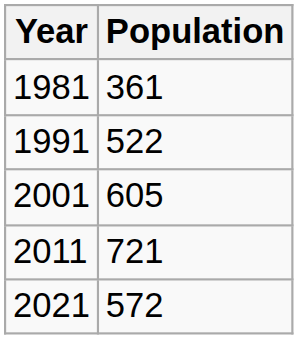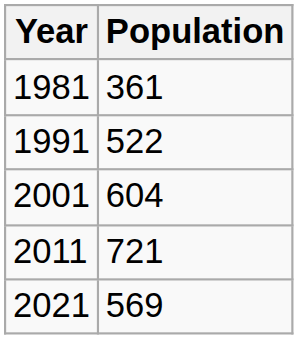(135, 196) 605 -> (135, 196) 604
(135, 305) 572 -> (135, 305) 569
